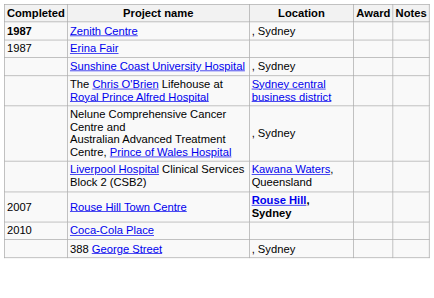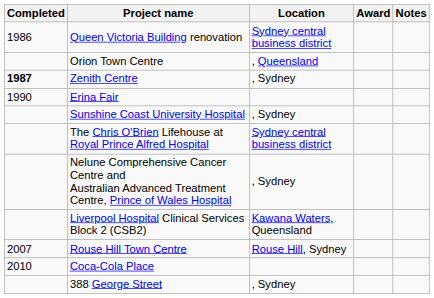+ row: (156, 37)
+ row: (117, 61)
(19, 48) 1987 -> (19, 97) 1990
(281, 207) bold -> (299, 248) normal
